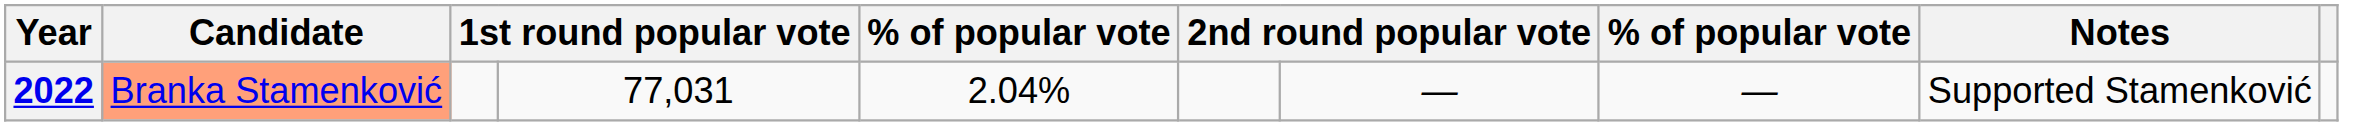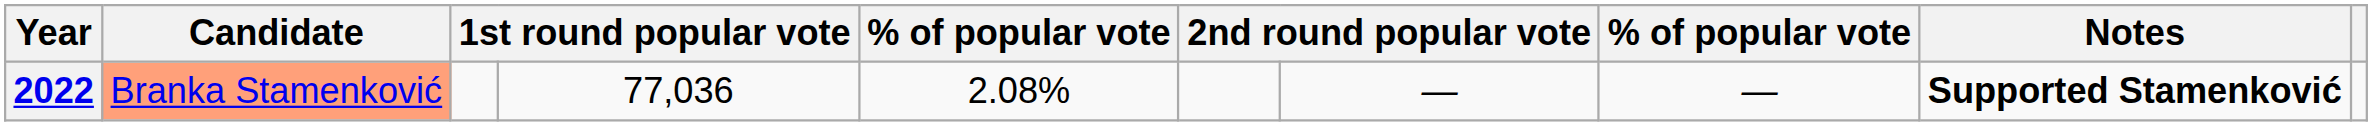(678, 90) 77,031 -> (678, 90) 77,036
(1019, 90) 2.04% -> (1019, 90) 2.08%
(2120, 90) normal -> (2135, 90) bold
